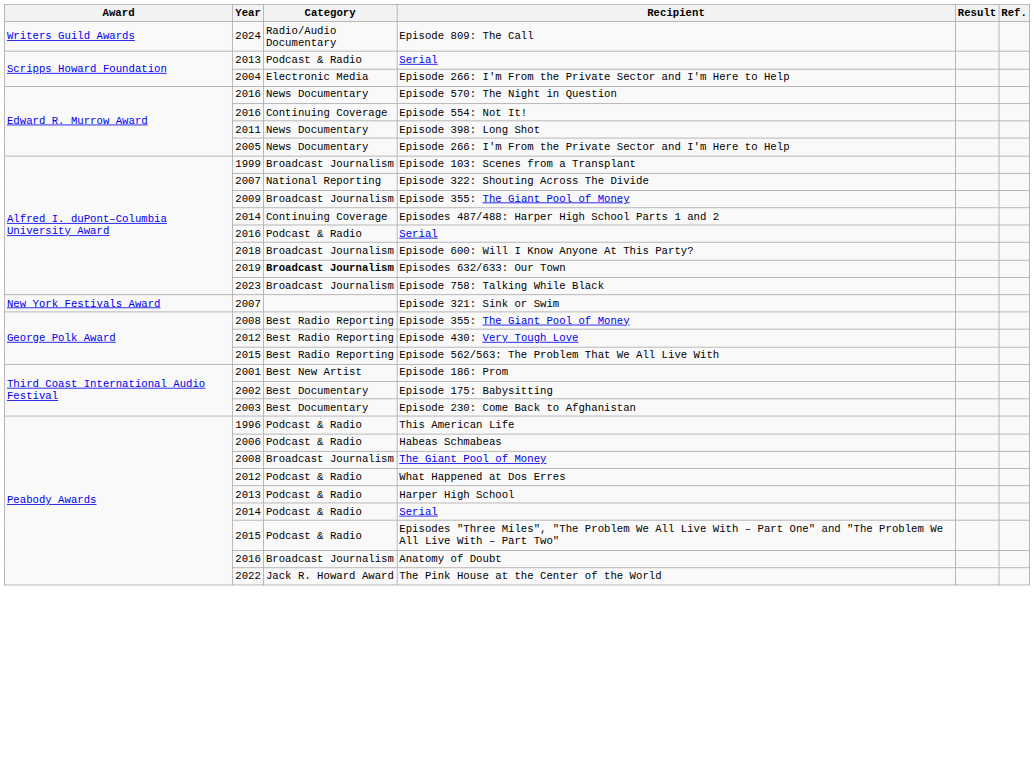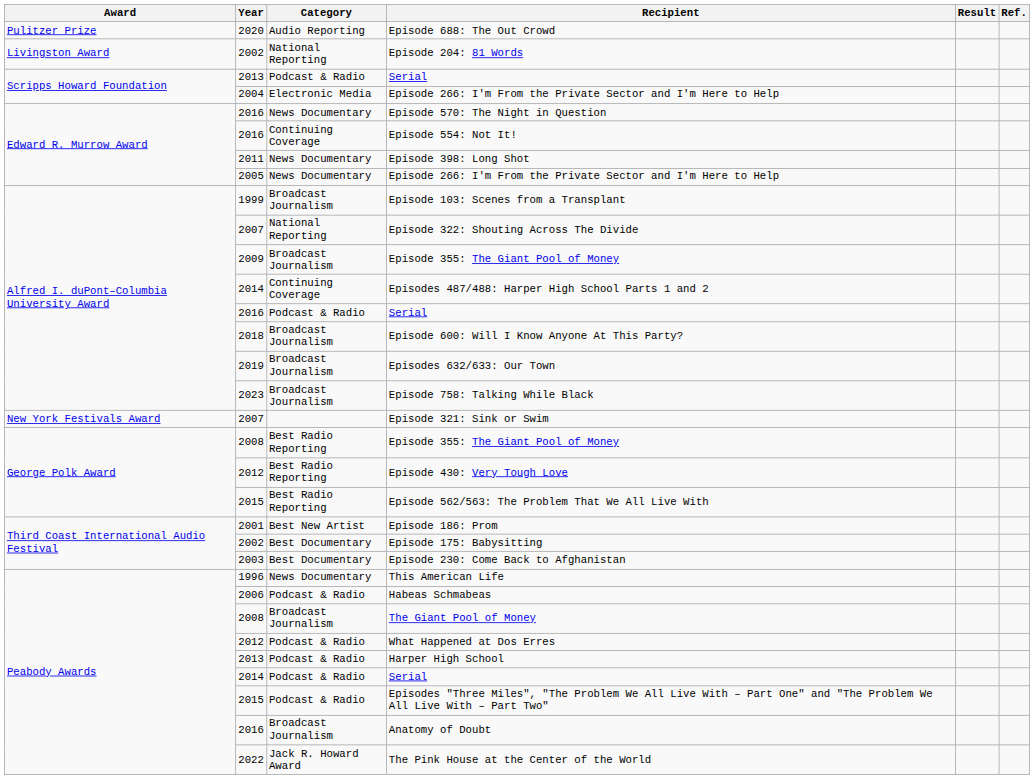- row: (248, 37)
+ row: (251, 30)
+ row: (251, 54)
(330, 269) bold -> (301, 366) normal
(314, 425) Podcast & Radio -> (320, 578) News Documentary
